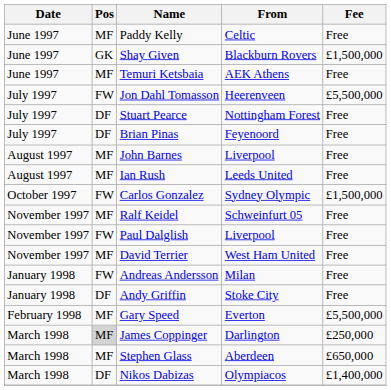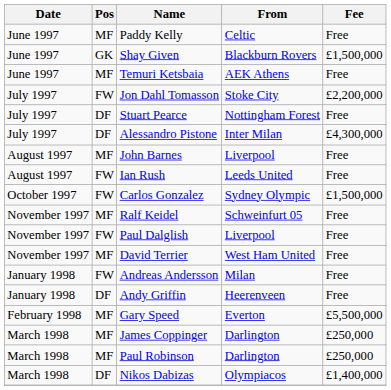(255, 94) Heerenveen -> (252, 94) Stoke City
(354, 94) £5,500,000 -> (354, 94) £2,200,000
+ row: (168, 134)
- row: (149, 134)
(104, 174) MF -> (104, 174) FW
(252, 295) Stoke City -> (255, 295) Heerenveen
(104, 335) lightgrey background -> (104, 335) no background
+ row: (157, 355)
- row: (156, 355)
